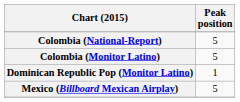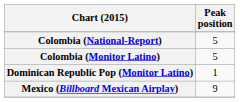(215, 89) 5 -> (215, 89) 9
